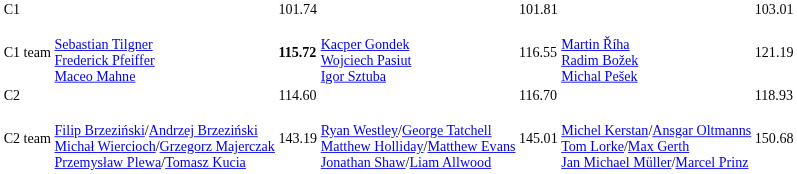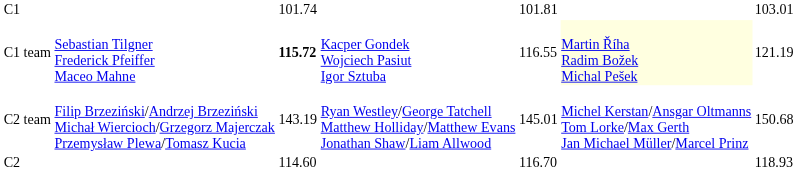(600, 60) no background -> (600, 60) lightyellow background
rows swapped: (12, 95) <-> (27, 138)
